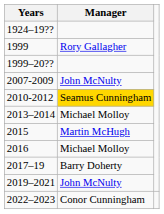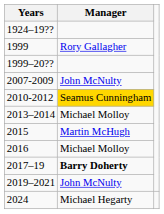(91, 166) normal -> (94, 166) bold
- row: (31, 200)
+ row: (18, 200)
